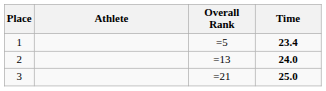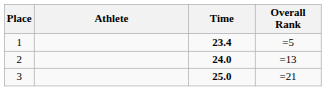columns swapped: (288, 19) <-> (222, 19)
